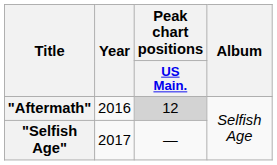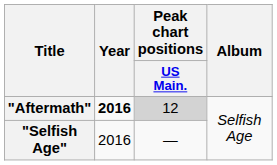(114, 108) normal -> (114, 108) bold
(114, 139) 2017 -> (114, 139) 2016
